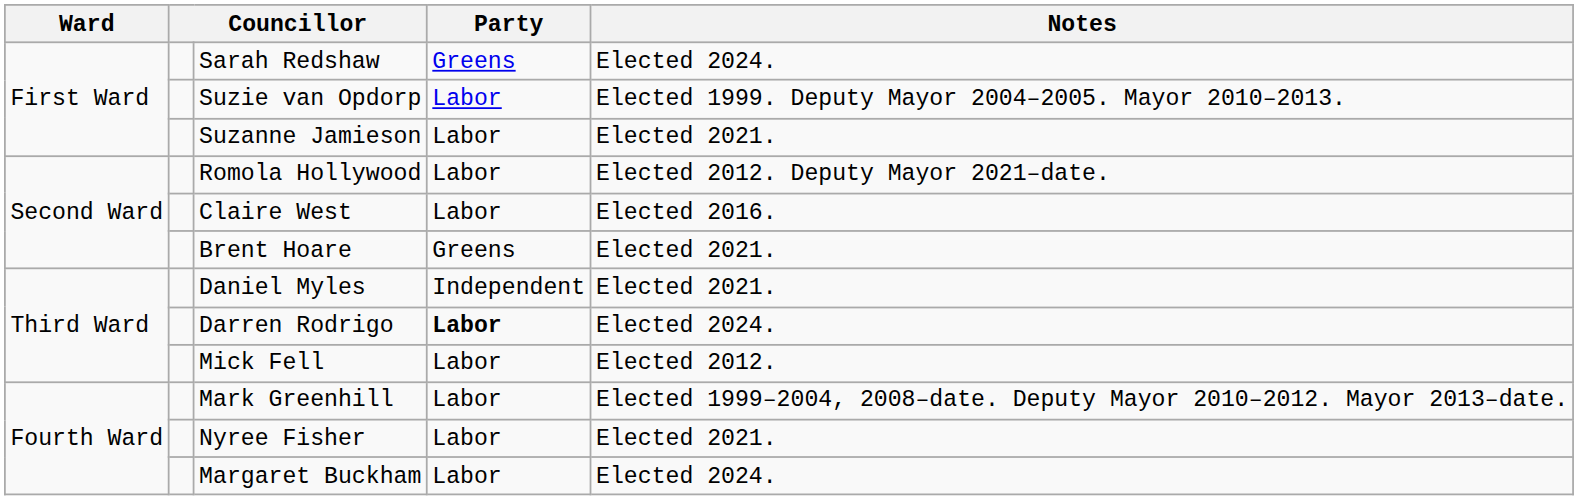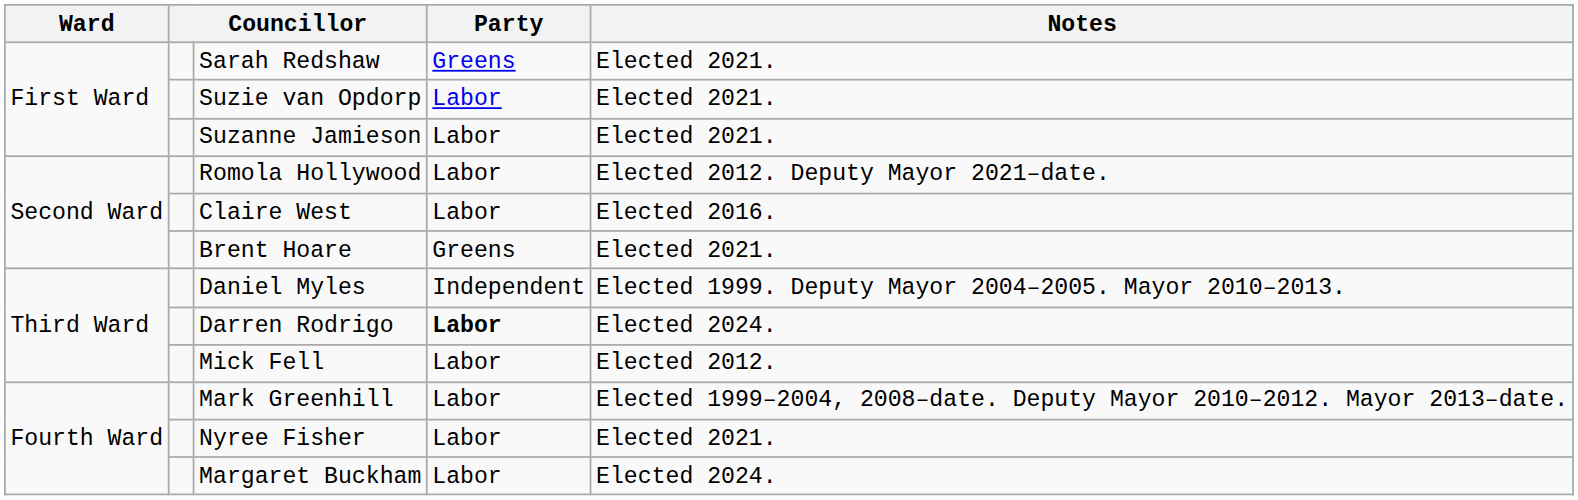(686, 61) Elected 2024. -> (686, 61) Elected 2021.
(971, 99) Elected 1999. Deputy Mayor 2004–2005. Mayor 2010–2013. -> (686, 99) Elected 2021.
(686, 288) Elected 2021. -> (971, 288) Elected 1999. Deputy Mayor 2004–2005. Mayor 2010–2013.
